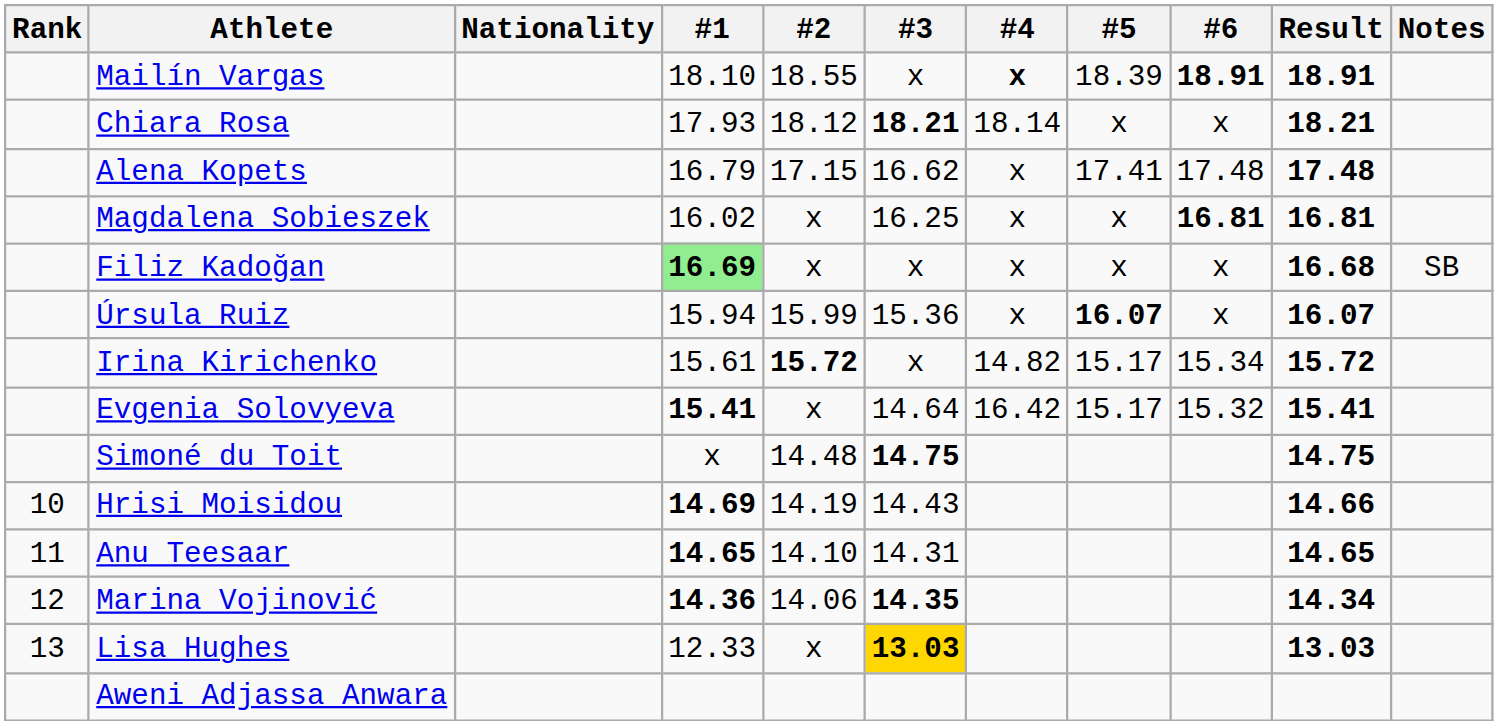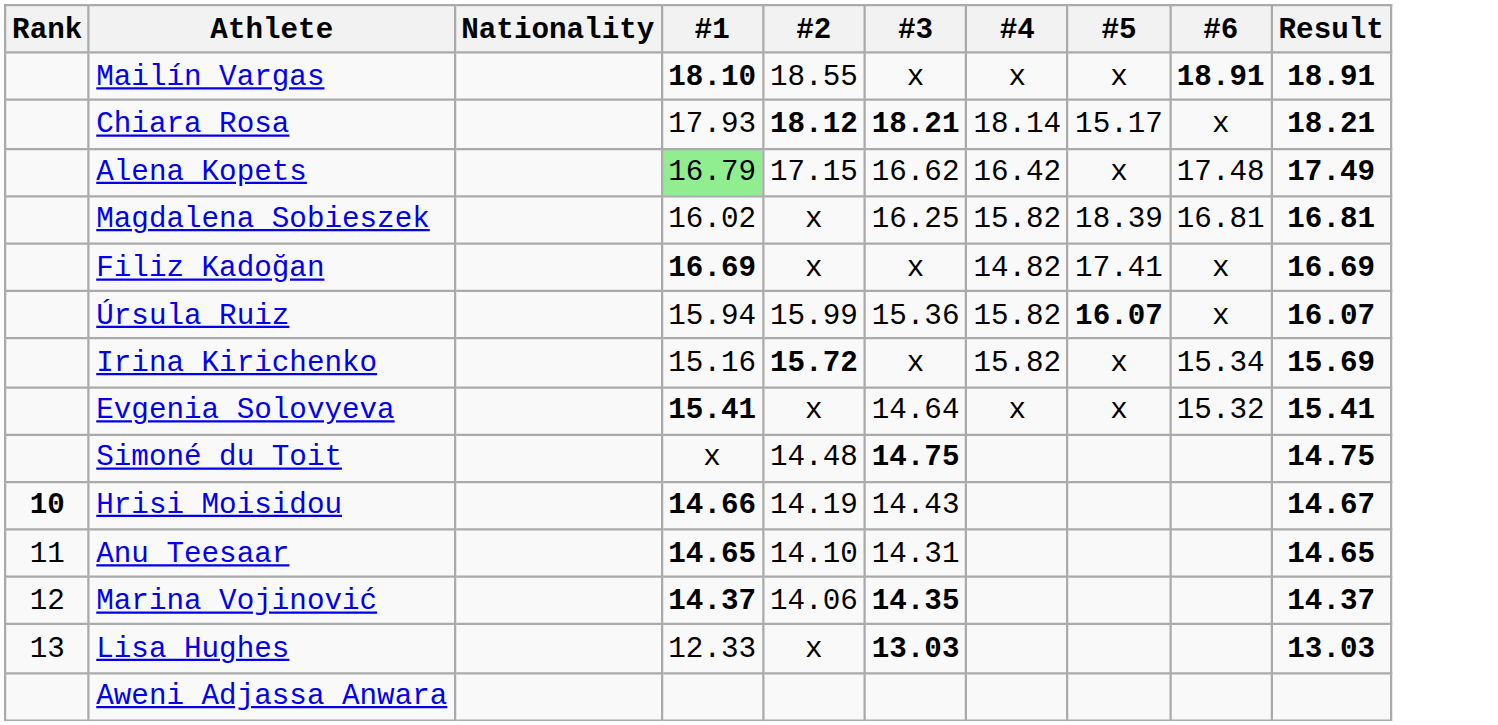- column: (1442, 29)
(712, 77) normal -> (712, 77) bold
(1017, 77) bold -> (1017, 77) normal
(1119, 77) 18.39 -> (1119, 77) x
(814, 124) normal -> (814, 124) bold
(1119, 124) x -> (1119, 124) 15.17
(712, 172) no background -> (712, 172) lightgreen background
(1017, 172) x -> (1017, 172) 16.42
(1119, 172) 17.41 -> (1119, 172) x
(1331, 172) 17.48 -> (1331, 172) 17.49
(1017, 220) x -> (1017, 220) 15.82
(1119, 220) x -> (1119, 220) 18.39
(1221, 220) bold -> (1221, 220) normal
(712, 267) lightgreen background -> (712, 267) no background
(1017, 267) x -> (1017, 267) 14.82
(1119, 267) x -> (1119, 267) 17.41
(1331, 267) 16.68 -> (1331, 267) 16.69
(1017, 315) x -> (1017, 315) 15.82
(712, 363) 15.61 -> (712, 363) 15.16
(1017, 363) 14.82 -> (1017, 363) 15.82
(1119, 363) 15.17 -> (1119, 363) x
(1331, 363) 15.72 -> (1331, 363) 15.69
(1017, 410) 16.42 -> (1017, 410) x
(1119, 410) 15.17 -> (1119, 410) x
(47, 506) normal -> (47, 506) bold
(712, 506) 14.69 -> (712, 506) 14.66
(1331, 506) 14.66 -> (1331, 506) 14.67
(712, 601) 14.36 -> (712, 601) 14.37
(1331, 601) 14.34 -> (1331, 601) 14.37
(916, 649) gold background -> (916, 649) no background
